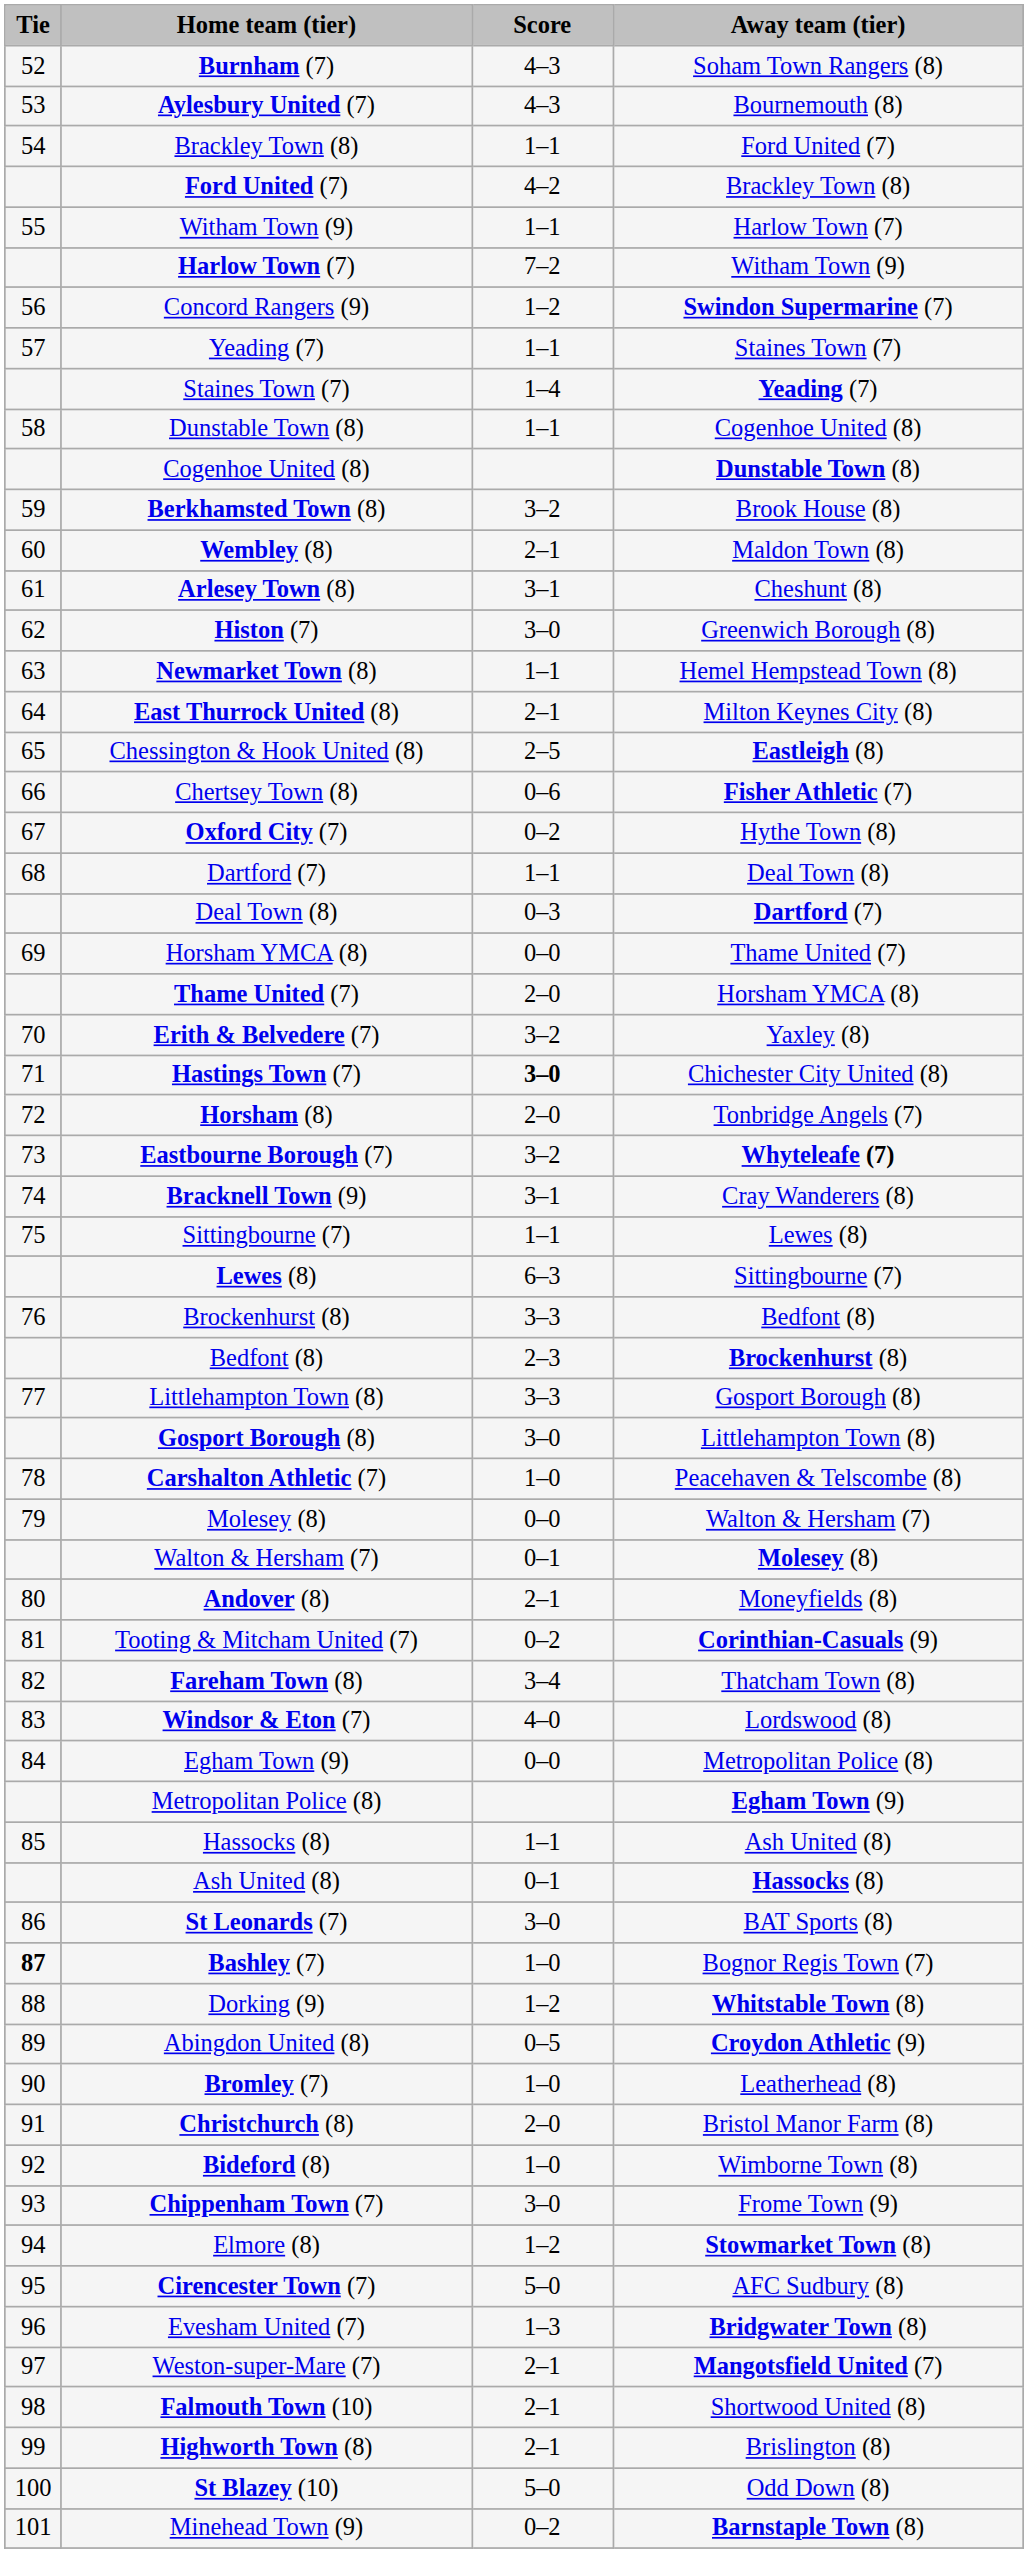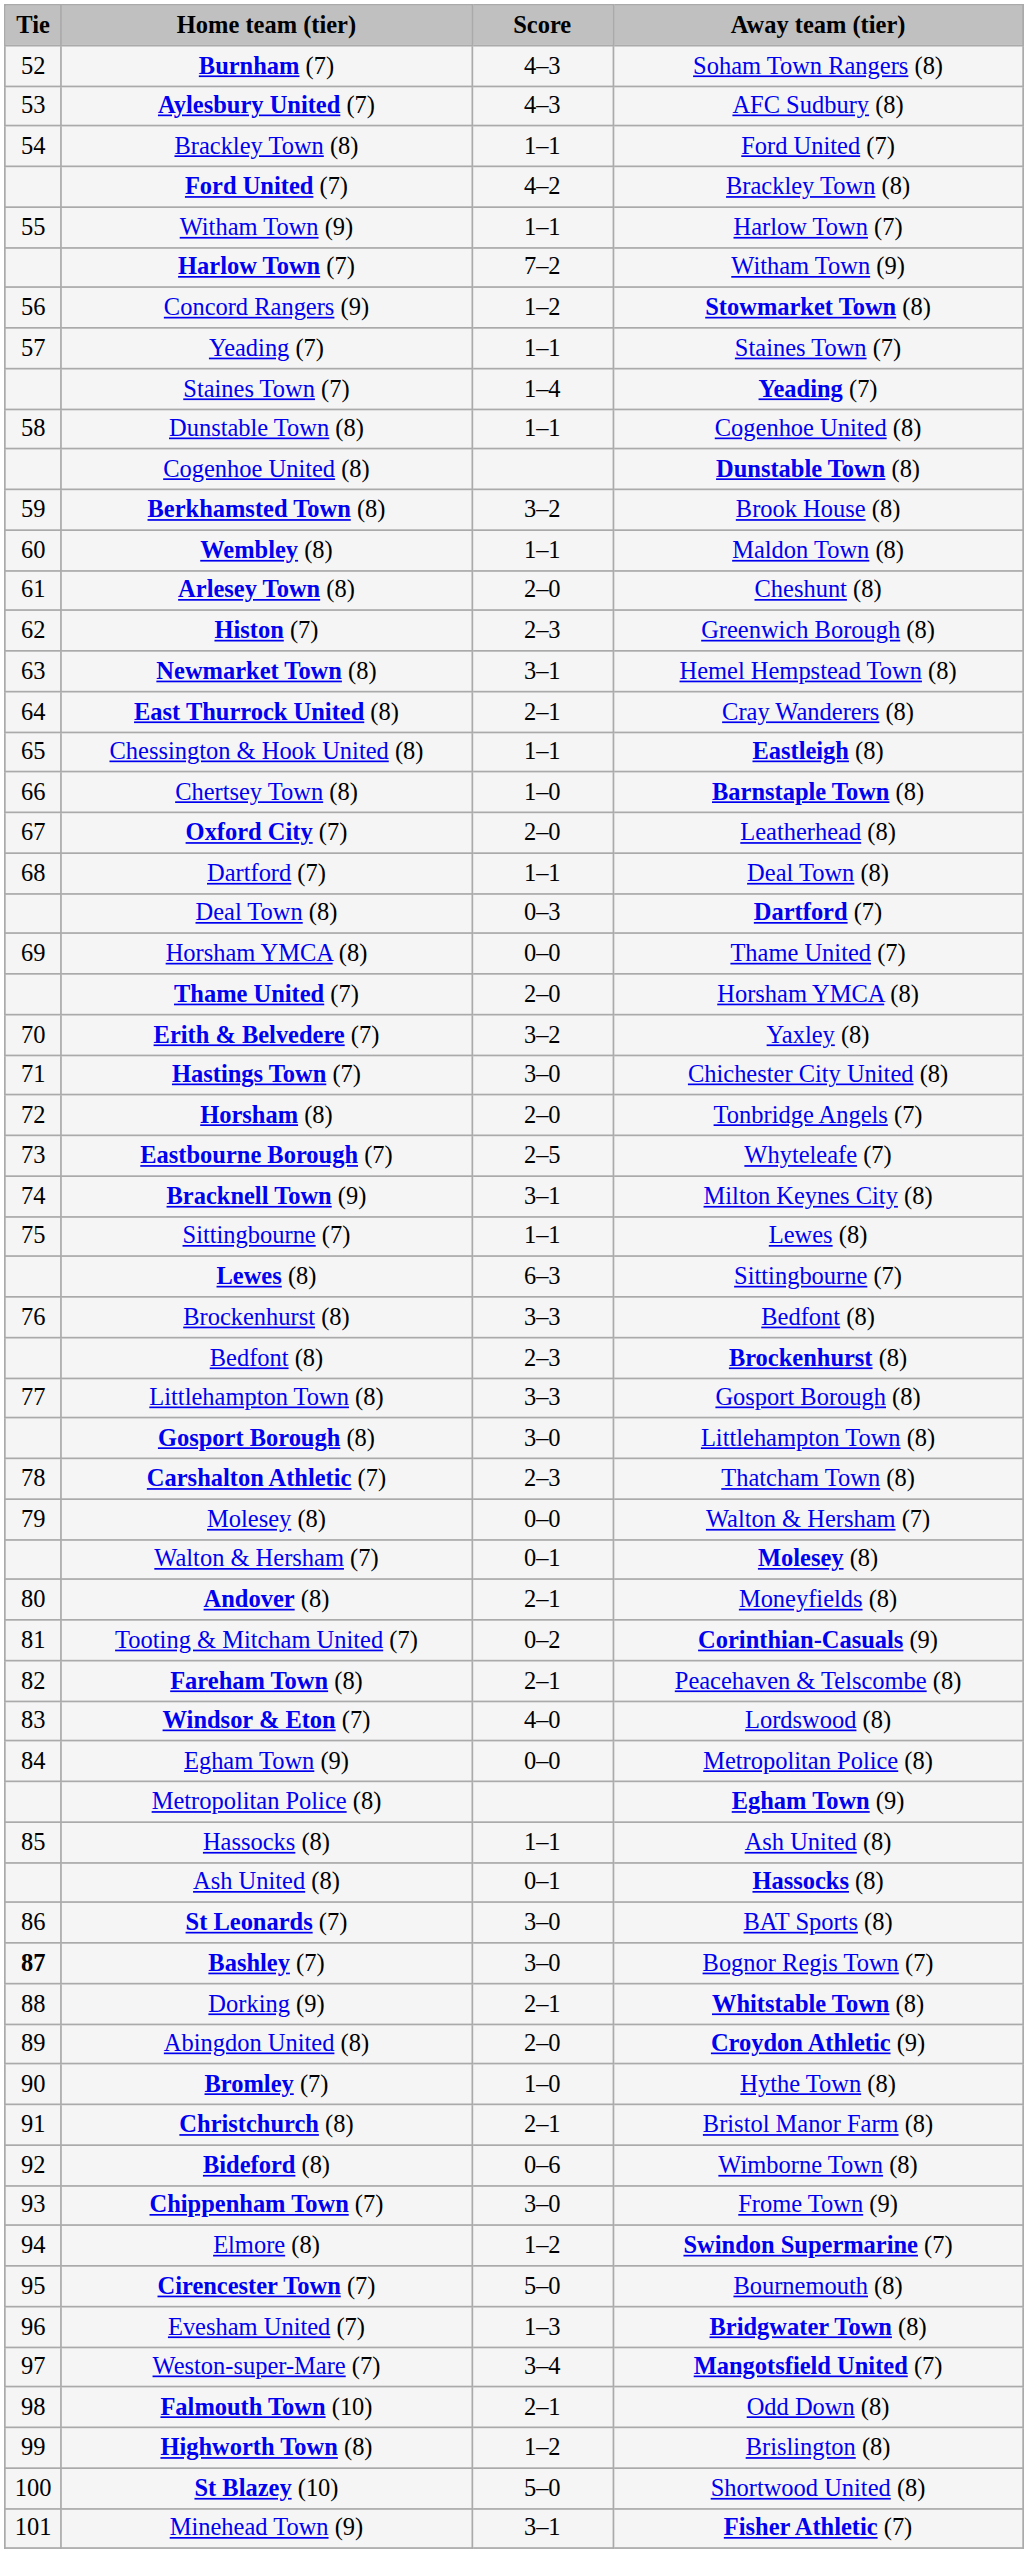(818, 105) Bournemouth (8) -> (818, 105) AFC Sudbury (8)
(818, 307) Swindon Supermarine (7) -> (818, 307) Stowmarket Town (8)
(542, 549) 2–1 -> (542, 549) 1–1
(542, 590) 3–1 -> (542, 590) 2–0
(542, 630) 3–0 -> (542, 630) 2–3
(542, 671) 1–1 -> (542, 671) 3–1
(818, 711) Milton Keynes City (8) -> (818, 711) Cray Wanderers (8)
(542, 751) 2–5 -> (542, 751) 1–1
(542, 792) 0–6 -> (542, 792) 1–0
(818, 792) Fisher Athletic (7) -> (818, 792) Barnstaple Town (8)
(542, 832) 0–2 -> (542, 832) 2–0
(818, 832) Hythe Town (8) -> (818, 832) Leatherhead (8)
(542, 1074) bold -> (542, 1074) normal
(542, 1155) 3–2 -> (542, 1155) 2–5
(818, 1155) bold -> (818, 1155) normal
(818, 1195) Cray Wanderers (8) -> (818, 1195) Milton Keynes City (8)
(542, 1478) 1–0 -> (542, 1478) 2–3
(818, 1478) Peacehaven & Telscombe (8) -> (818, 1478) Thatcham Town (8)
(542, 1680) 3–4 -> (542, 1680) 2–1
(818, 1680) Thatcham Town (8) -> (818, 1680) Peacehaven & Telscombe (8)
(542, 1963) 1–0 -> (542, 1963) 3–0
(542, 2003) 1–2 -> (542, 2003) 2–1
(542, 2043) 0–5 -> (542, 2043) 2–0
(818, 2084) Leatherhead (8) -> (818, 2084) Hythe Town (8)
(542, 2124) 2–0 -> (542, 2124) 2–1
(542, 2164) 1–0 -> (542, 2164) 0–6
(818, 2245) Stowmarket Town (8) -> (818, 2245) Swindon Supermarine (7)
(818, 2286) AFC Sudbury (8) -> (818, 2286) Bournemouth (8)
(542, 2366) 2–1 -> (542, 2366) 3–4
(818, 2407) Shortwood United (8) -> (818, 2407) Odd Down (8)
(542, 2447) 2–1 -> (542, 2447) 1–2
(818, 2487) Odd Down (8) -> (818, 2487) Shortwood United (8)
(542, 2528) 0–2 -> (542, 2528) 3–1
(818, 2528) Barnstaple Town (8) -> (818, 2528) Fisher Athletic (7)
